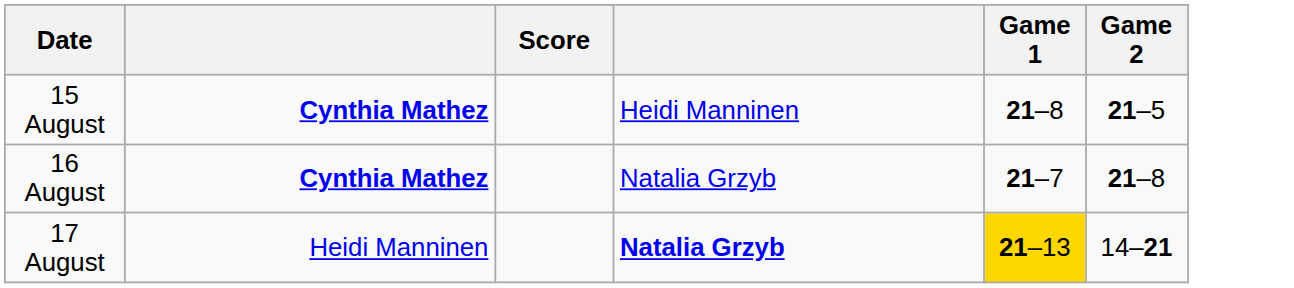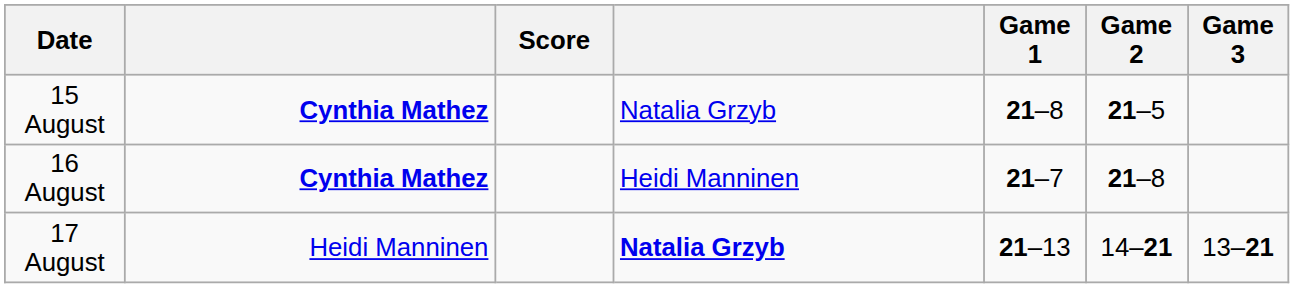+ column: (1238, 40)
(709, 109) Heidi Manninen -> (698, 109) Natalia Grzyb
(698, 179) Natalia Grzyb -> (709, 179) Heidi Manninen
(1035, 248) gold background -> (1035, 248) no background
